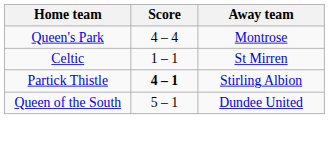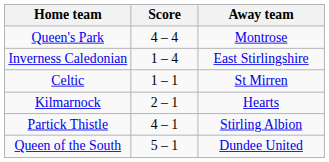+ row: (68, 59)
+ row: (68, 102)
(164, 80) bold -> (164, 124) normal
